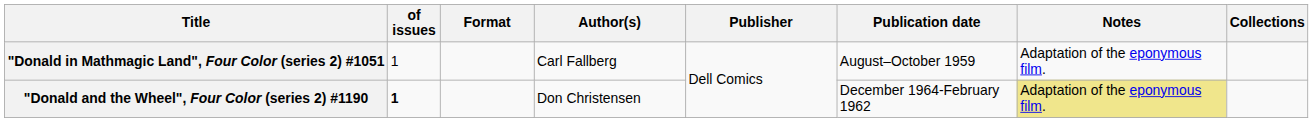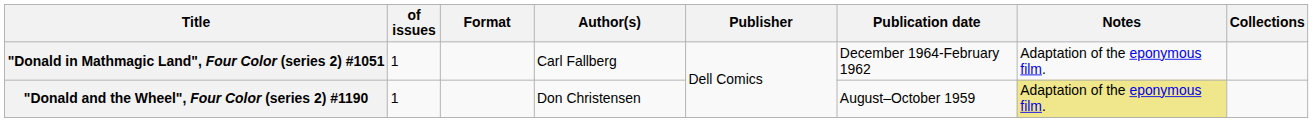(908, 61) August–October 1959 -> (920, 61) December 1964-February 1962
(395, 98) bold -> (395, 98) normal
(920, 98) December 1964-February 1962 -> (908, 98) August–October 1959
